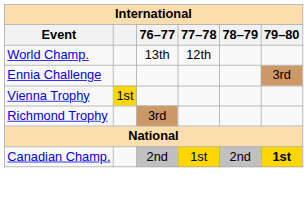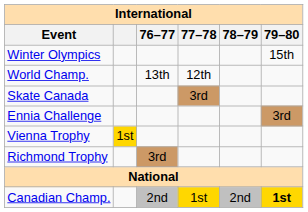+ row: (54, 55)
+ row: (48, 95)
